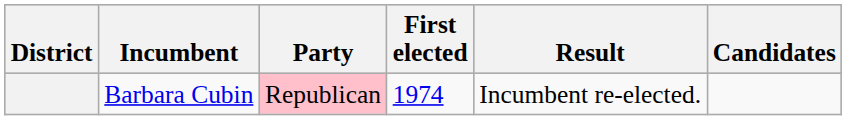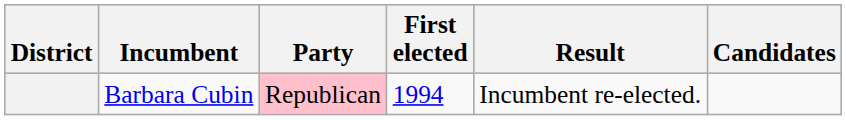(418, 93) 1974 -> (418, 93) 1994
